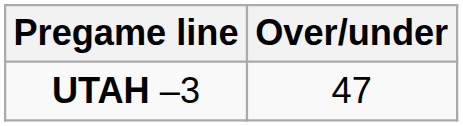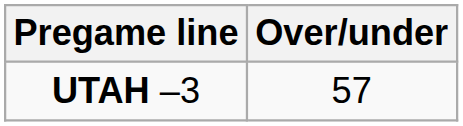(352, 90) 47 -> (352, 90) 57
